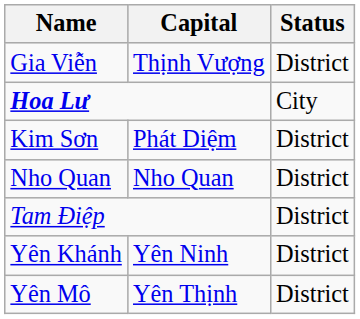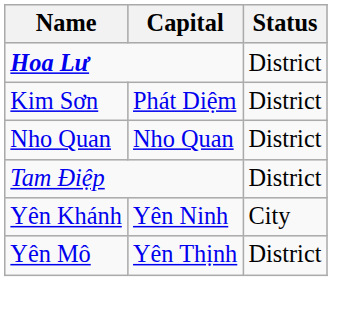- row: (54, 62)
(297, 100) City -> (285, 62) District
(312, 255) District -> (269, 216) City
